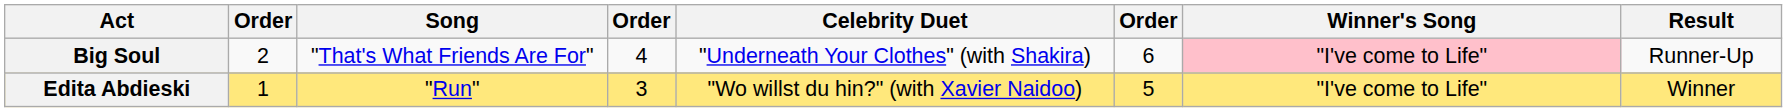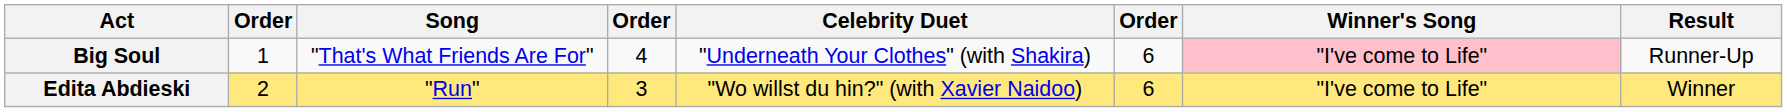(263, 55) 2 -> (263, 55) 1
(263, 89) 1 -> (263, 89) 2
(1148, 89) 5 -> (1148, 89) 6
